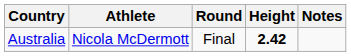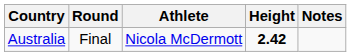columns swapped: (130, 16) <-> (219, 16)
